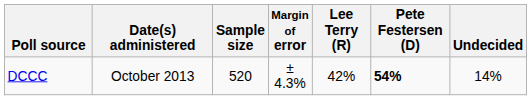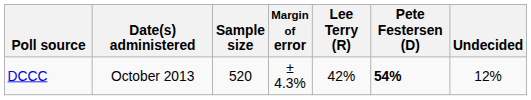(488, 75) 14% -> (488, 75) 12%
